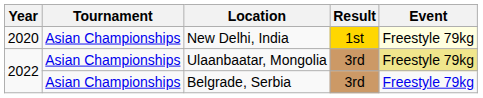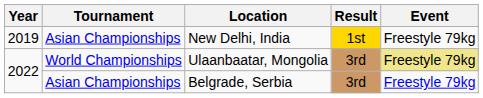(23, 38) 2020 -> (23, 38) 2019
(428, 38) lightyellow background -> (430, 38) no background
(113, 60) Asian Championships -> (114, 60) World Championships
